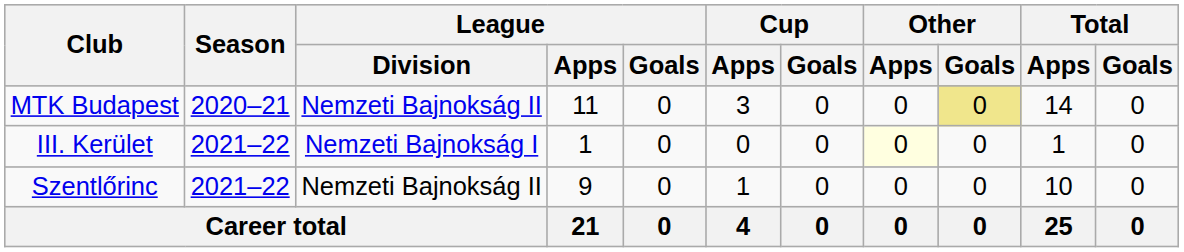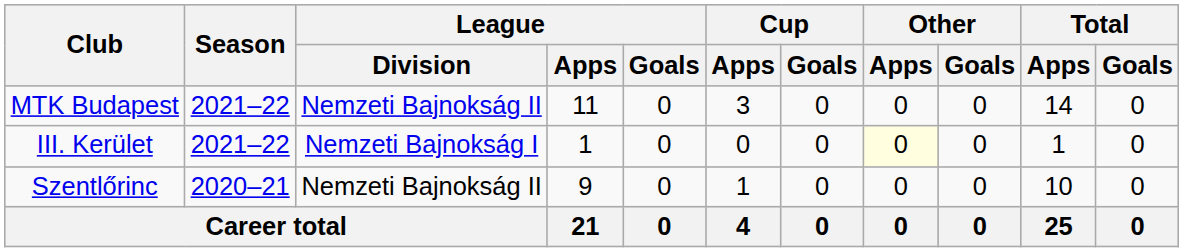(240, 105) 2020–21 -> (240, 105) 2021–22
(980, 105) khaki background -> (980, 105) no background
(240, 186) 2021–22 -> (240, 186) 2020–21
